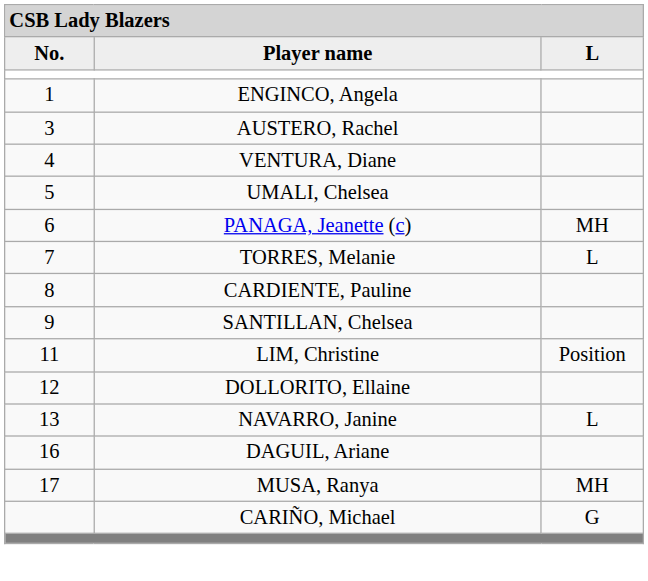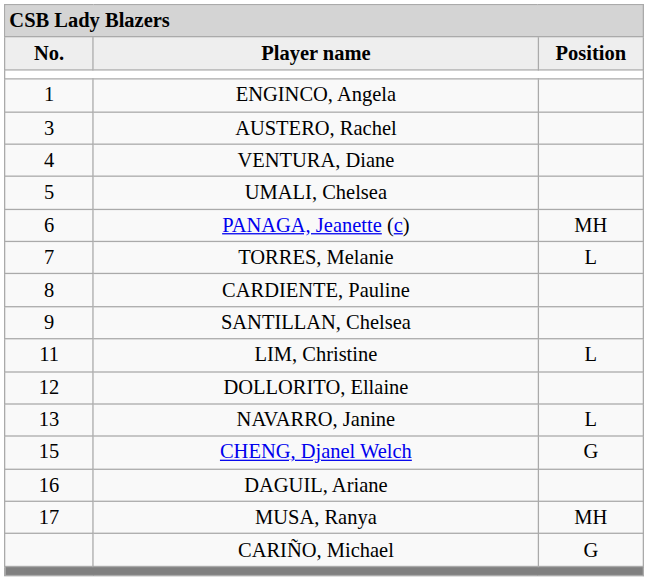(592, 53) L -> (591, 53) Position
(592, 354) Position -> (591, 354) L
+ row: (49, 452)
